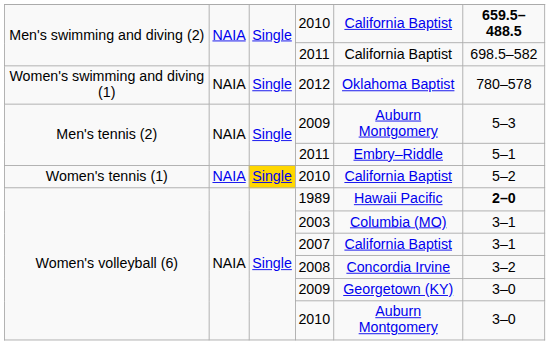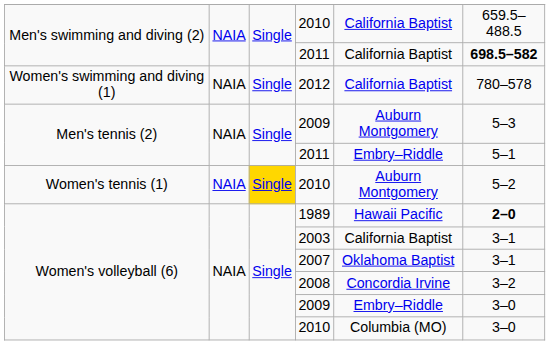(504, 23) bold -> (504, 23) normal
(504, 54) normal -> (504, 54) bold
(398, 84) Oklahoma Baptist -> (398, 84) California Baptist
(398, 176) California Baptist -> (398, 184) Auburn Montgomery
(398, 221) Columbia (MO) -> (398, 237) California Baptist
(398, 244) California Baptist -> (398, 260) Oklahoma Baptist
(398, 289) Georgetown (KY) -> (398, 305) Embry–Riddle
(398, 320) Auburn Montgomery -> (398, 328) Columbia (MO)
